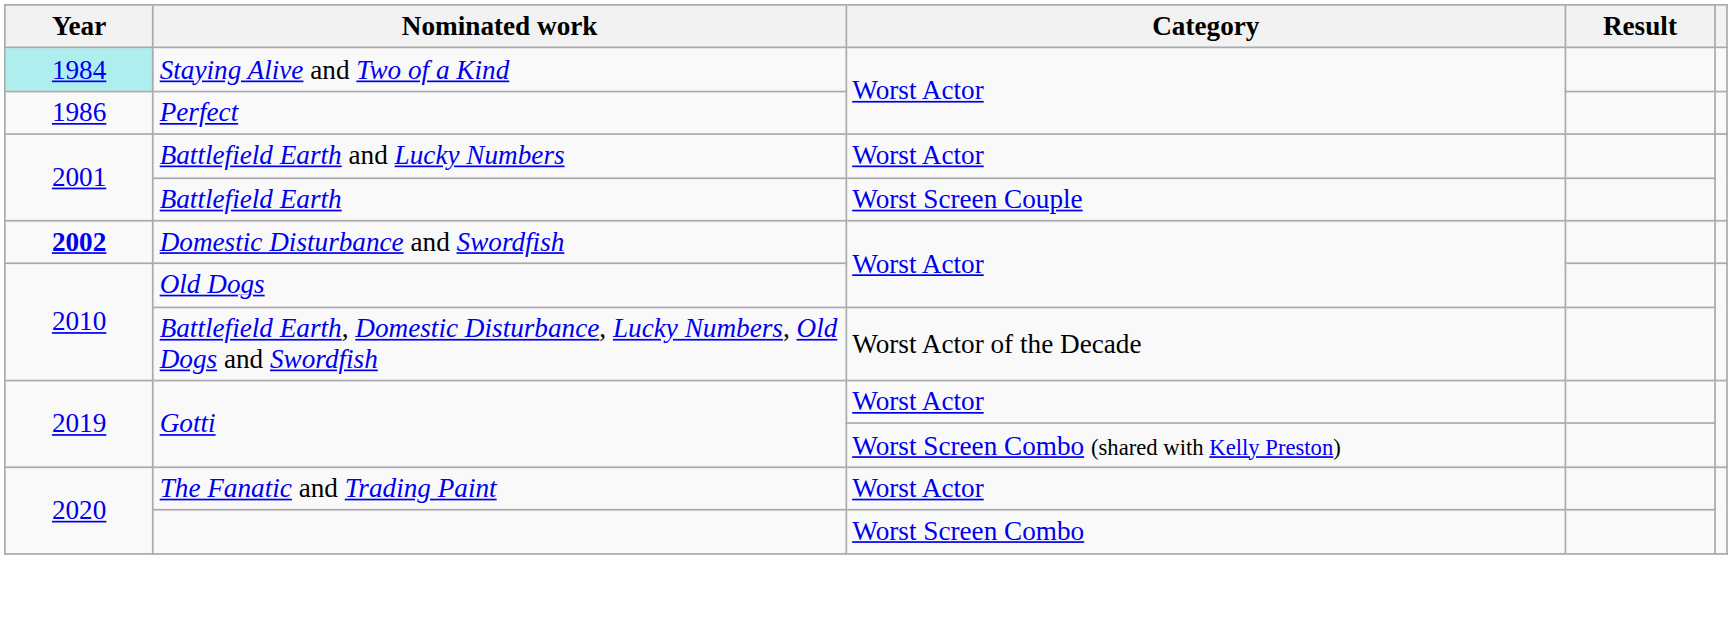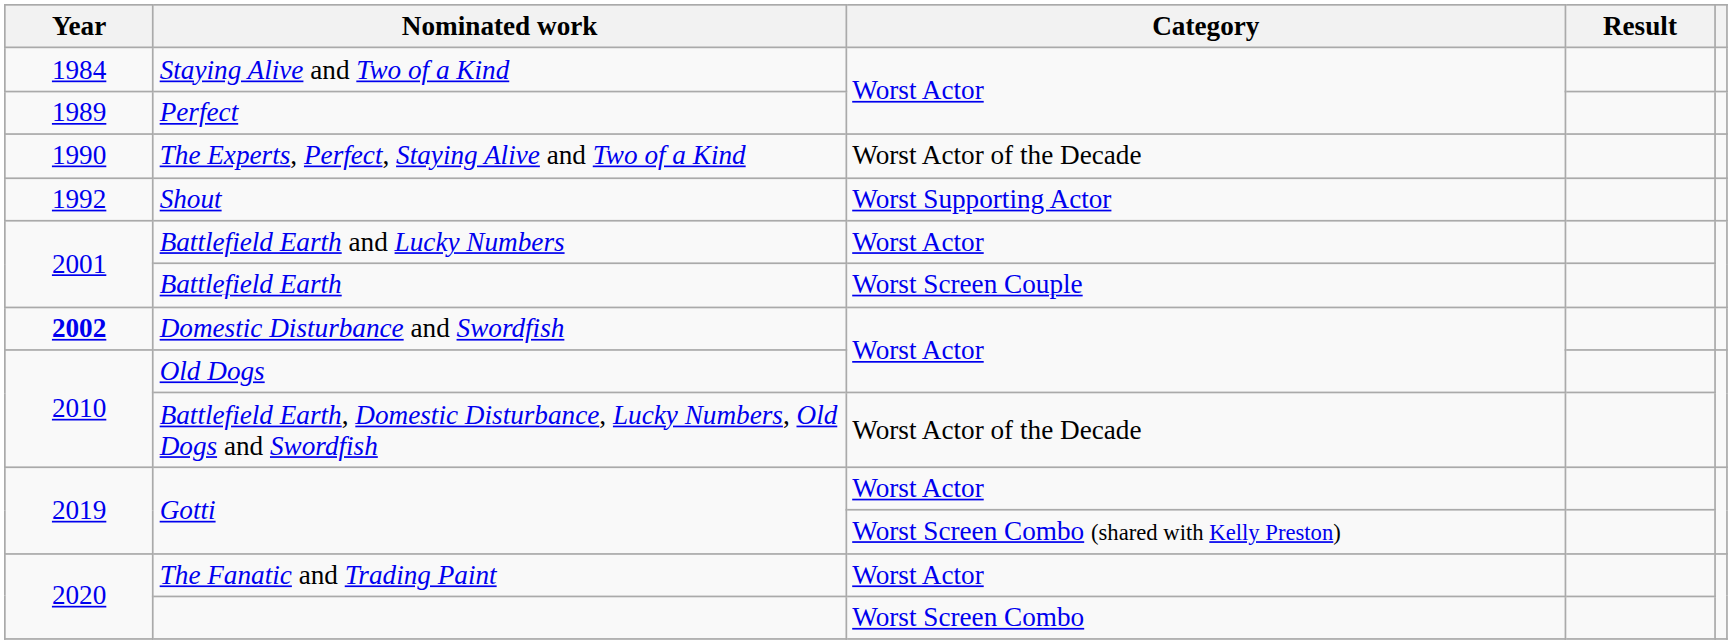(79, 69) paleturquoise background -> (79, 69) no background
(79, 112) 1986 -> (79, 112) 1989
+ row: (453, 155)
+ row: (191, 198)
